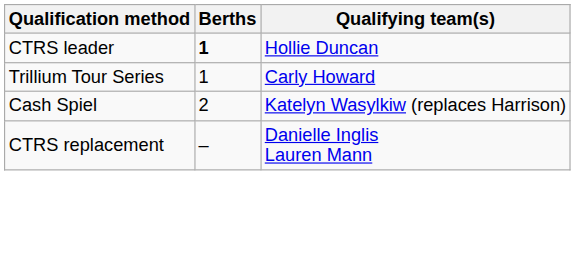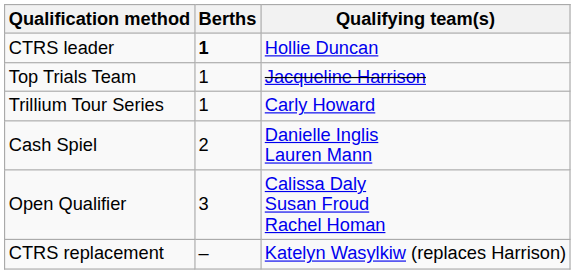+ row: (72, 76)
(415, 105) Katelyn Wasylkiw (replaces Harrison) -> (322, 144) Danielle Inglis Lauren Mann
+ row: (68, 204)
(322, 144) Danielle Inglis Lauren Mann -> (415, 254) Katelyn Wasylkiw (replaces Harrison)
